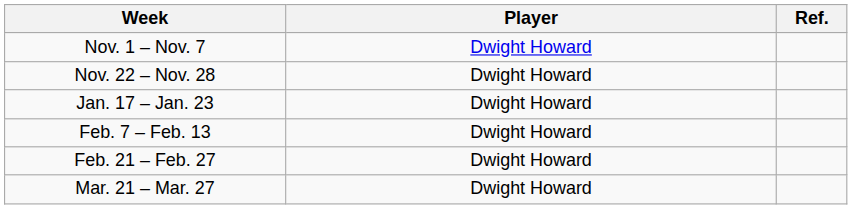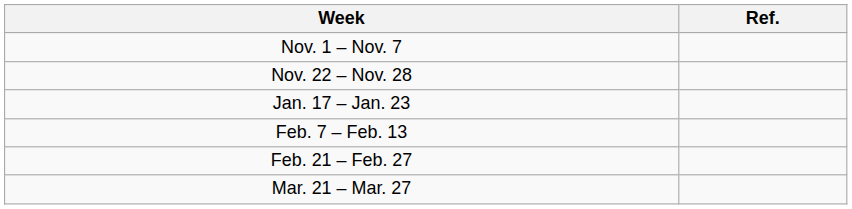- column: (531, 18)
